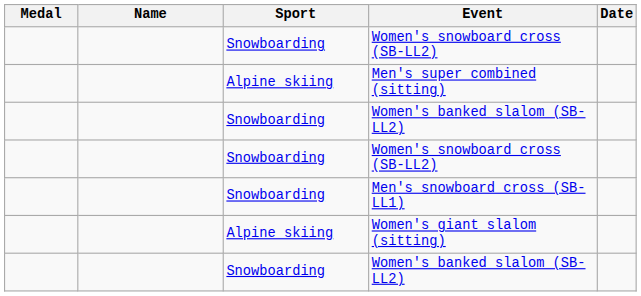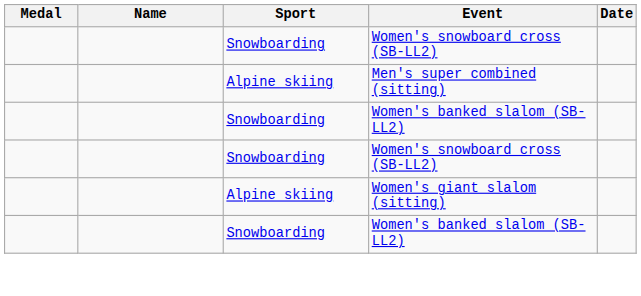- row: (276, 197)
